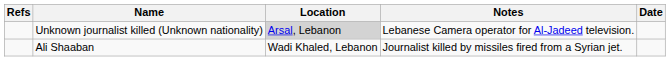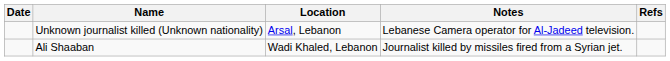columns swapped: (651, 13) <-> (19, 13)
(304, 30) lightgrey background -> (304, 30) no background
